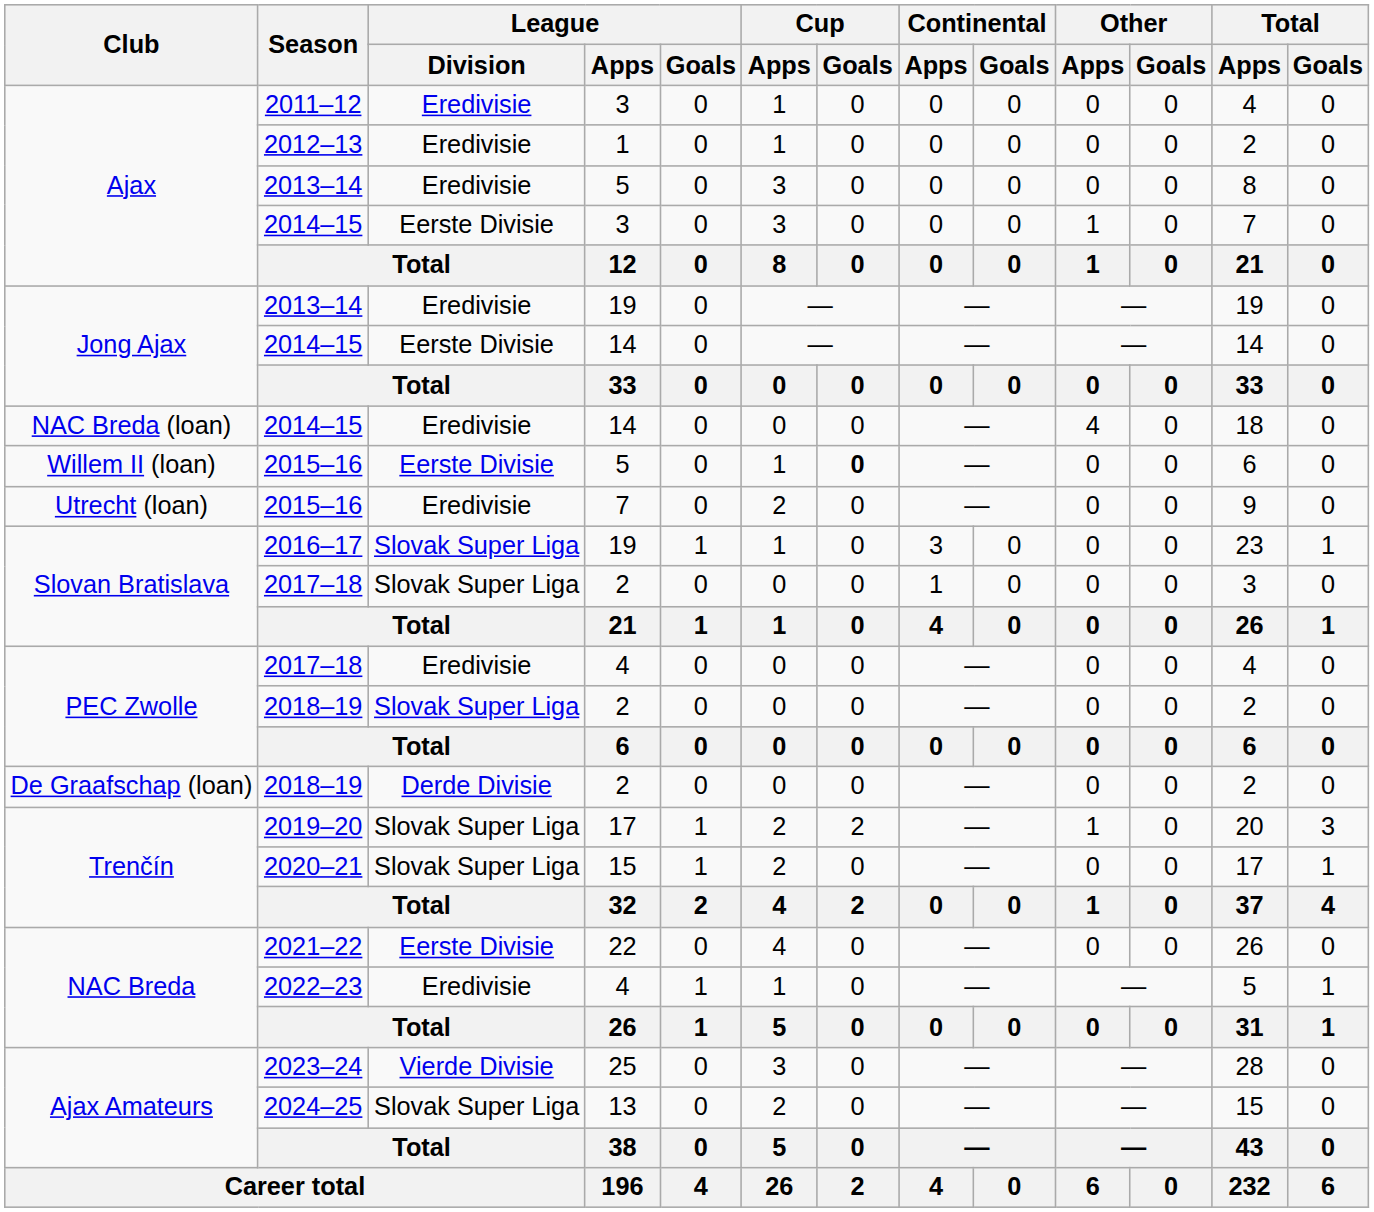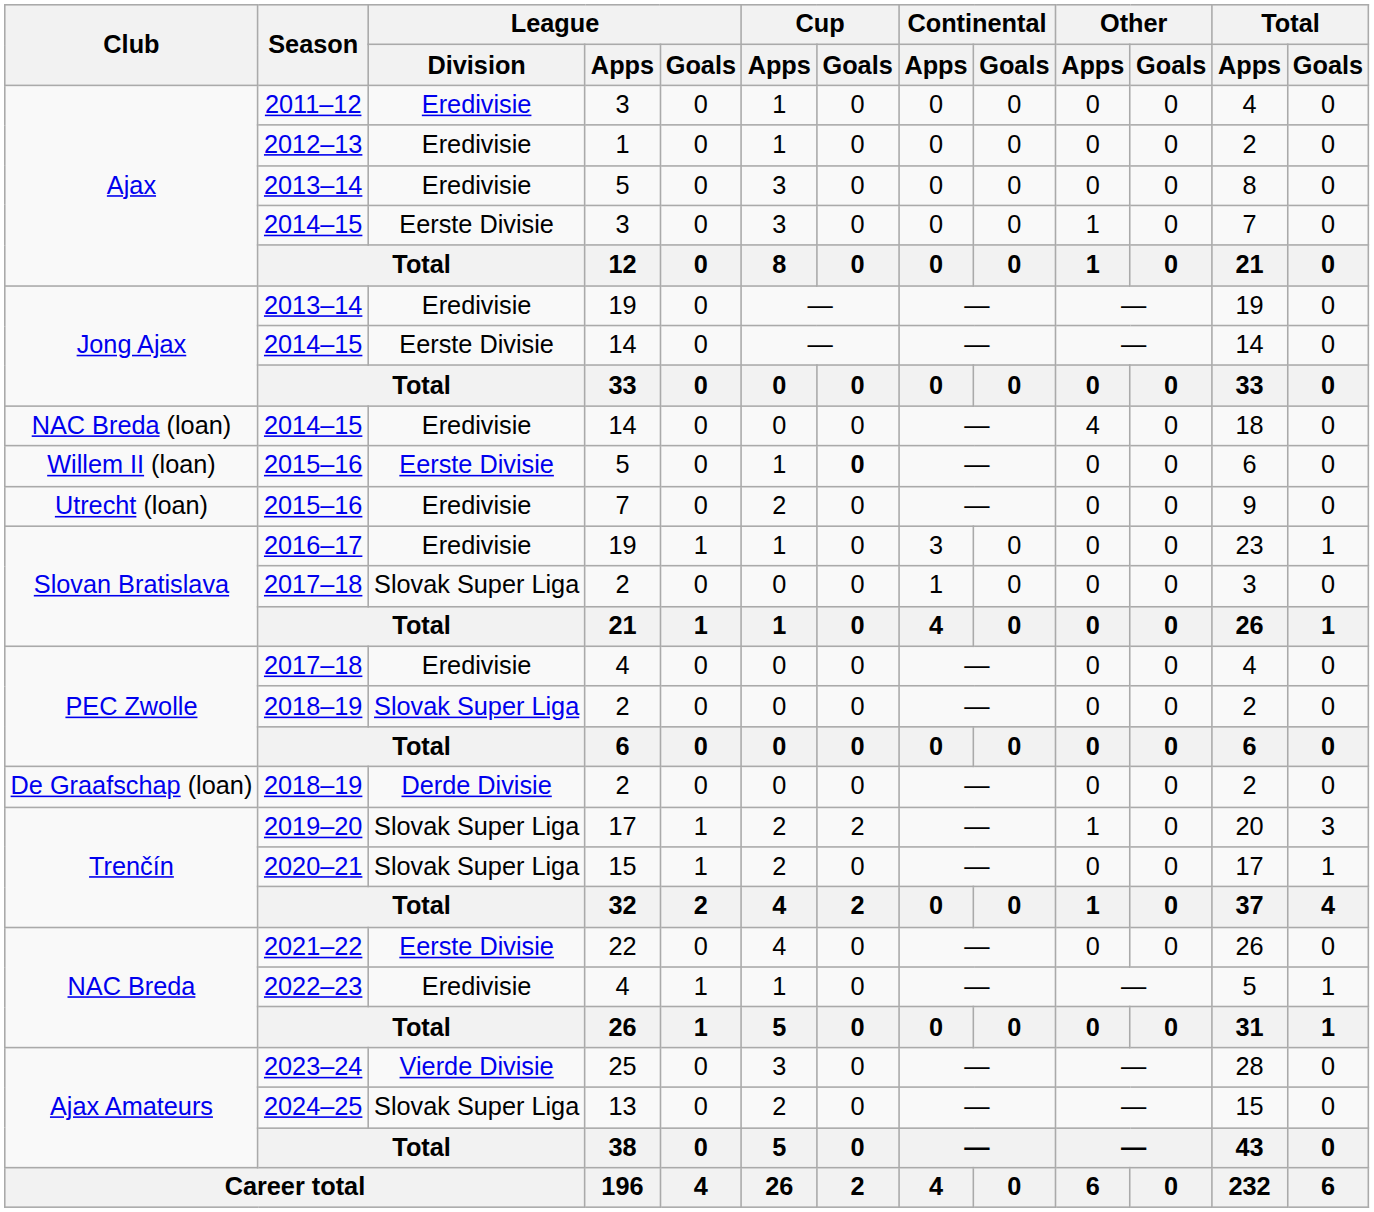(477, 545) Slovak Super Liga -> (477, 545) Eredivisie
